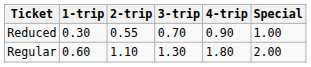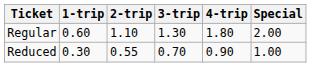rows swapped: (32, 52) <-> (32, 33)
